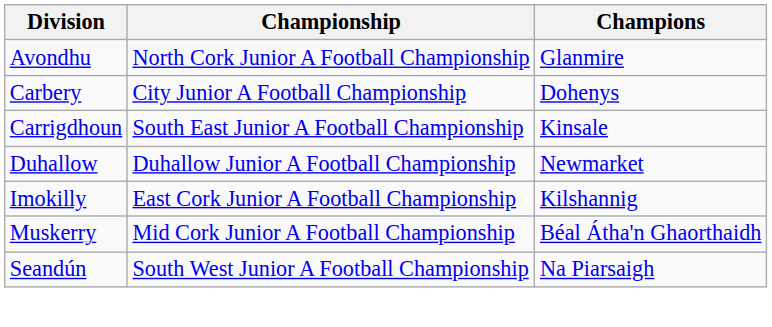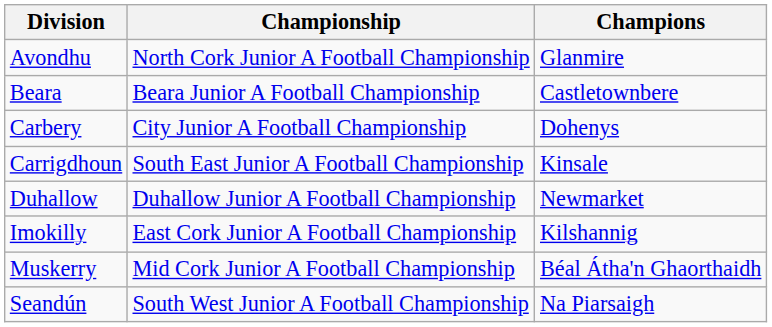+ row: (36, 92)
